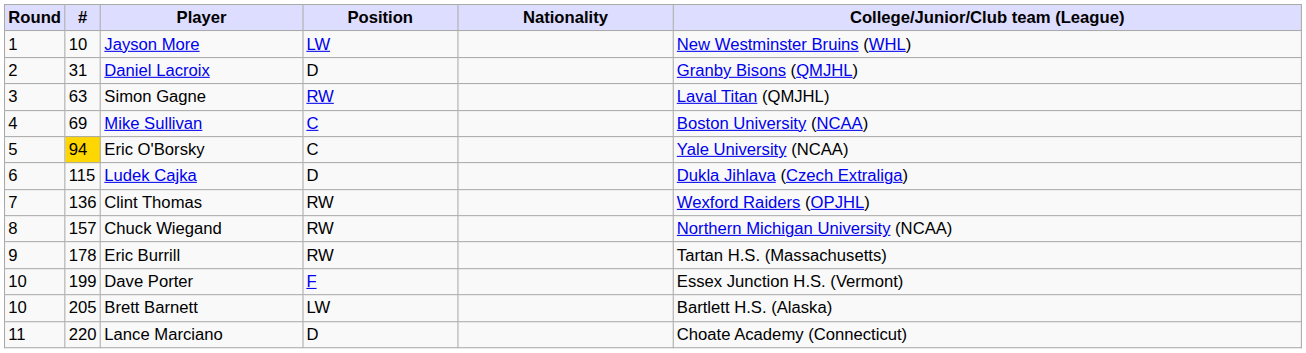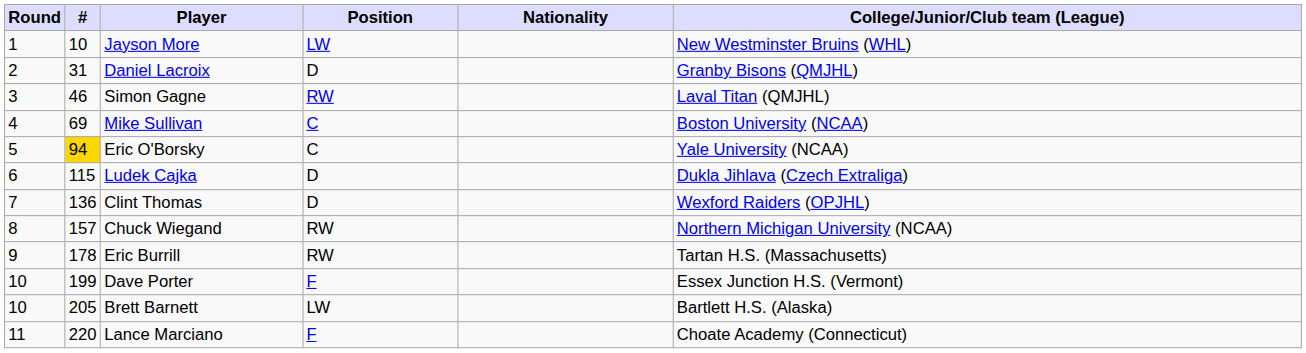(78, 96) 63 -> (78, 96) 46
(320, 202) RW -> (312, 202) D
(312, 334) D -> (311, 334) F
